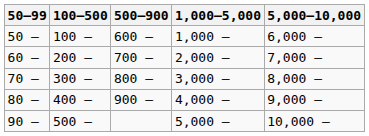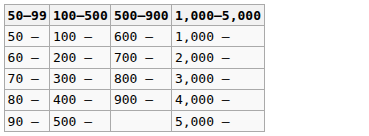- column: (314, 15)
